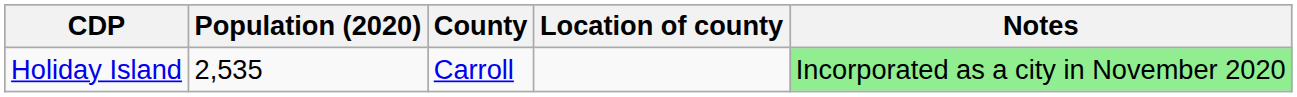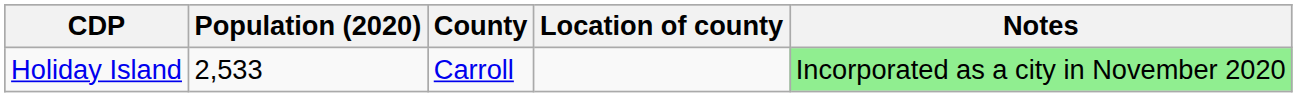(229, 69) 2,535 -> (229, 69) 2,533
